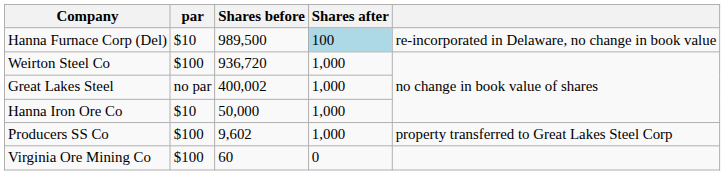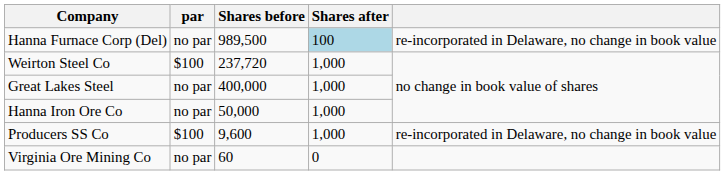(185, 39) $10 -> (193, 39) no par
(242, 63) 936,720 -> (242, 63) 237,720
(242, 87) 400,002 -> (242, 87) 400,000
(185, 110) $10 -> (193, 110) no par
(235, 134) 9,602 -> (235, 134) 9,600
(534, 134) property transferred to Great Lakes Steel Corp -> (556, 134) re-incorporated in Delaware, no change in book value
(189, 157) $100 -> (193, 157) no par
